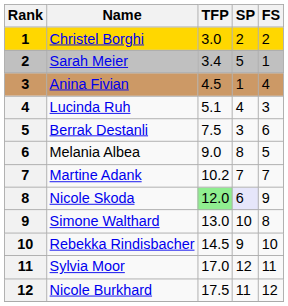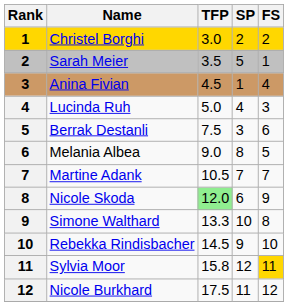(211, 61) 3.4 -> (211, 61) 3.5
(211, 107) 5.1 -> (211, 107) 5.0
(215, 175) 10.2 -> (215, 175) 10.5
(240, 198) lavender background -> (240, 198) no background
(215, 221) 13.0 -> (215, 221) 13.3
(215, 267) 17.0 -> (215, 267) 15.8
(269, 267) no background -> (269, 267) gold background
